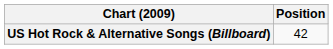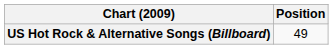(301, 34) 42 -> (301, 34) 49
